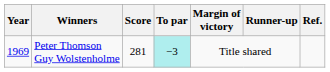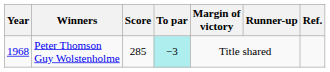(18, 51) 1969 -> (18, 51) 1968
(138, 51) 281 -> (138, 51) 285
